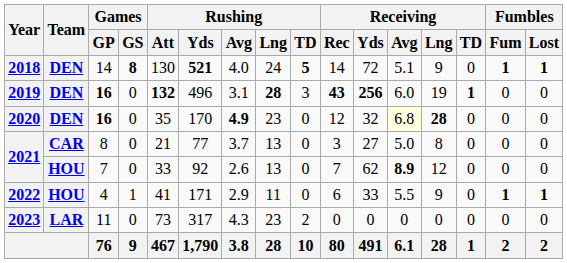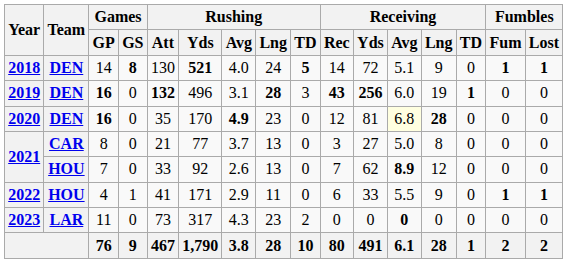(370, 118) 32 -> (370, 118) 81
(404, 220) normal -> (404, 220) bold
